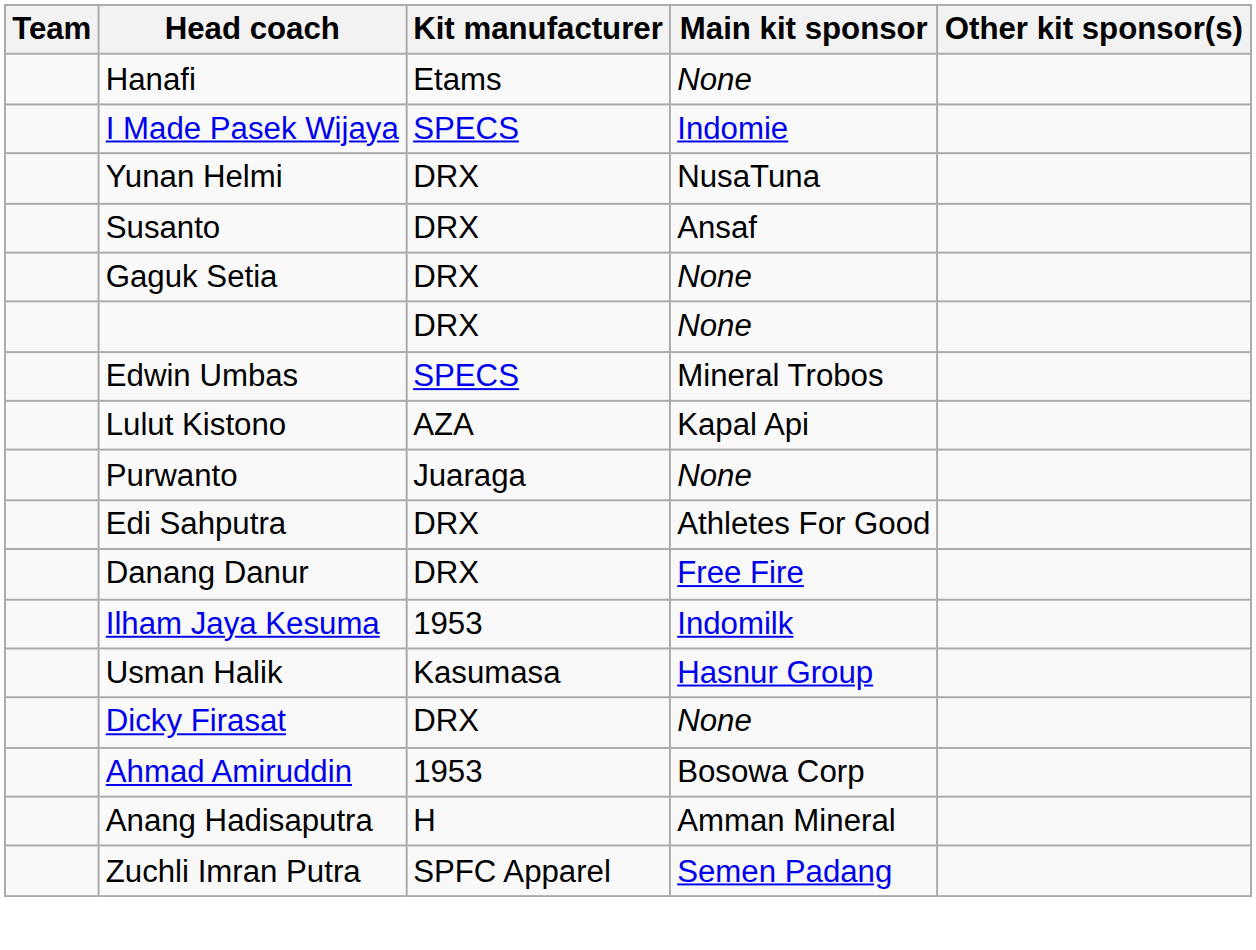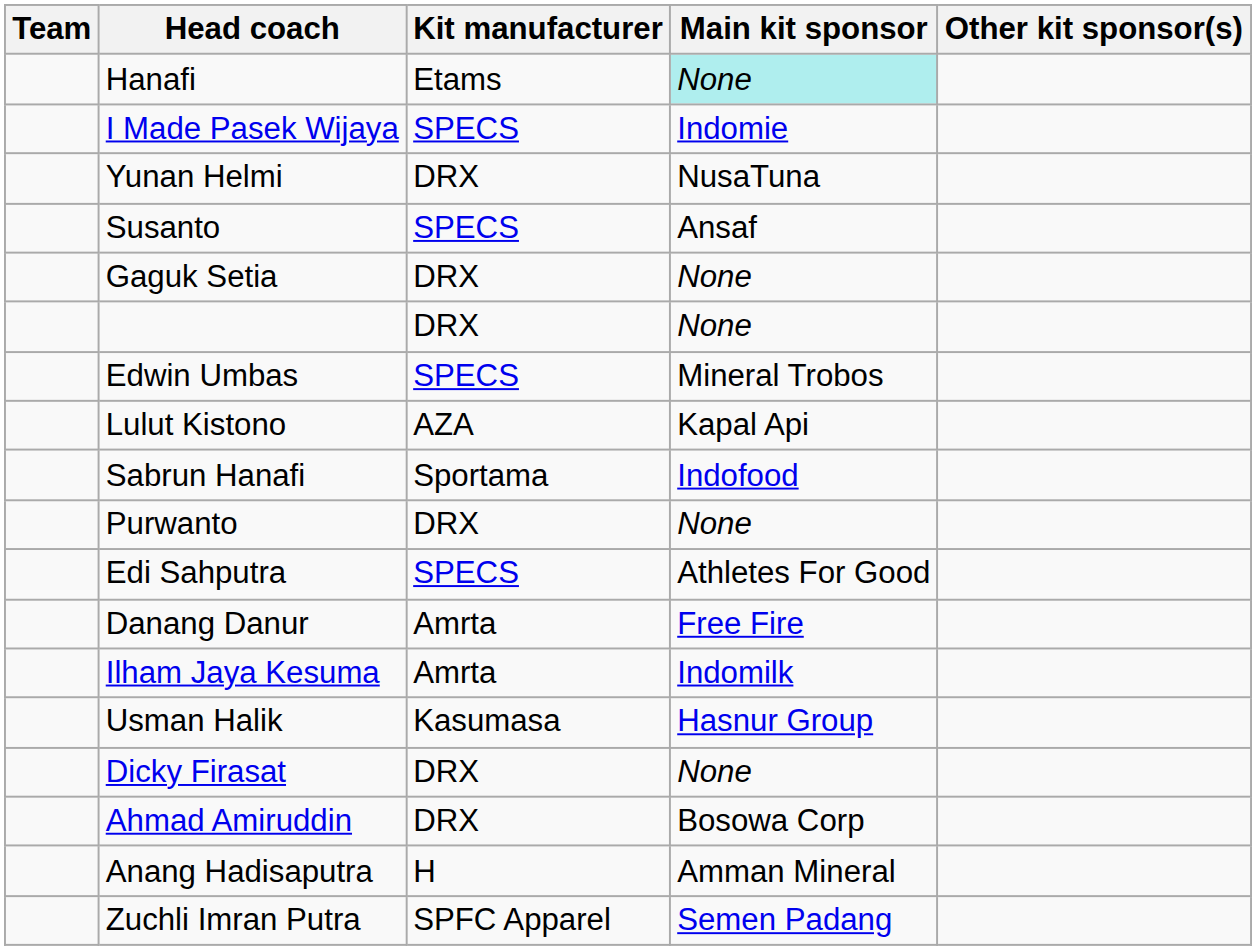(715, 78) no background -> (715, 78) paleturquoise background
(446, 227) DRX -> (466, 227) SPECS
+ row: (205, 474)
(470, 474) Juaraga -> (446, 524) DRX
(446, 524) DRX -> (466, 573) SPECS
(446, 573) DRX -> (455, 623) Amrta
(448, 623) 1953 -> (455, 672) Amrta
(448, 771) 1953 -> (446, 820) DRX
